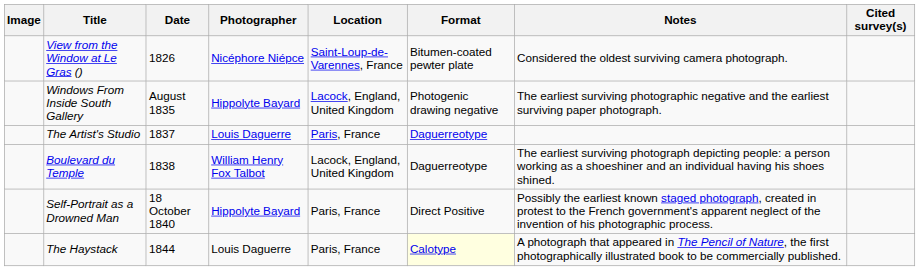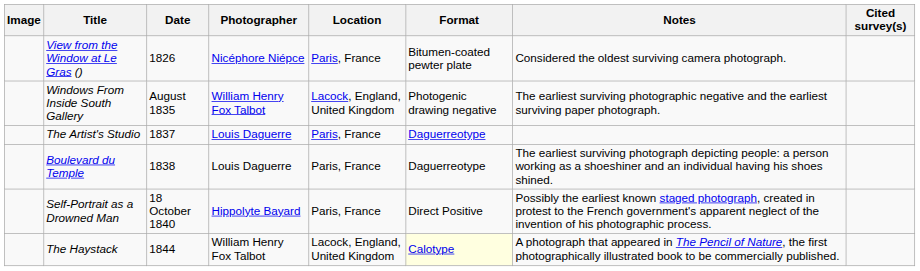(357, 58) Saint-Loup-de-Varennes, France -> (346, 58) Paris, France
(256, 103) Hippolyte Bayard -> (248, 103) William Henry Fox Talbot
(247, 166) William Henry Fox Talbot -> (251, 166) Louis Daguerre
(356, 166) Lacock, England, United Kingdom -> (346, 166) Paris, France
(251, 249) Louis Daguerre -> (248, 249) William Henry Fox Talbot
(345, 249) Paris, France -> (356, 249) Lacock, England, United Kingdom
